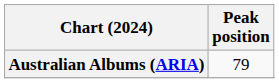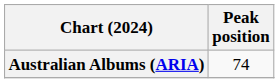(241, 63) 79 -> (241, 63) 74
